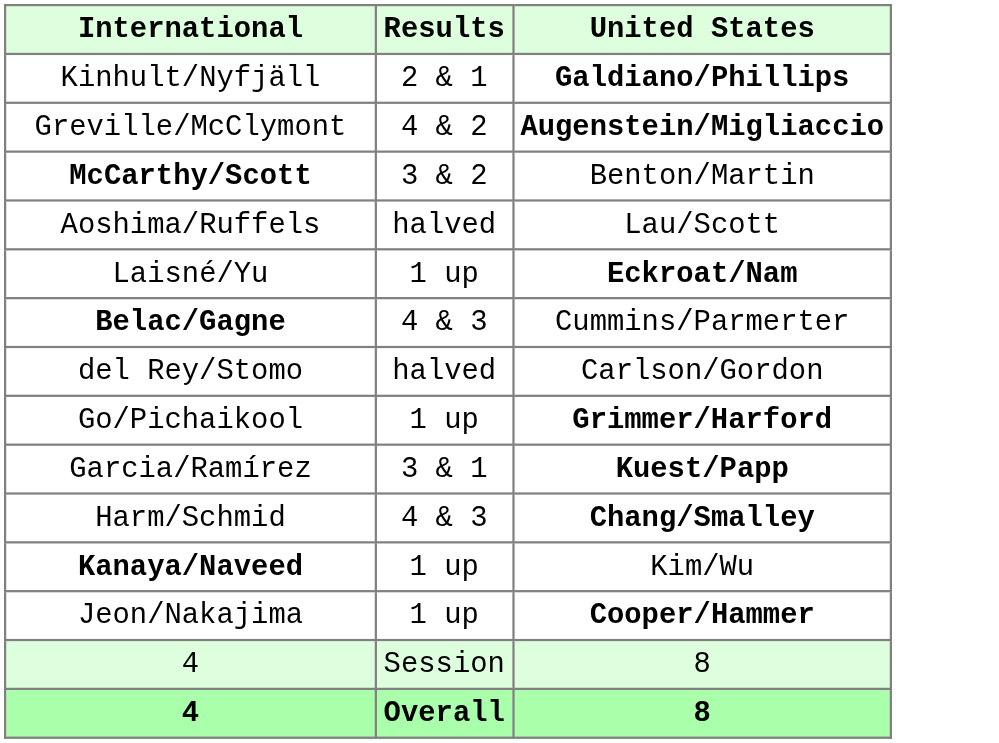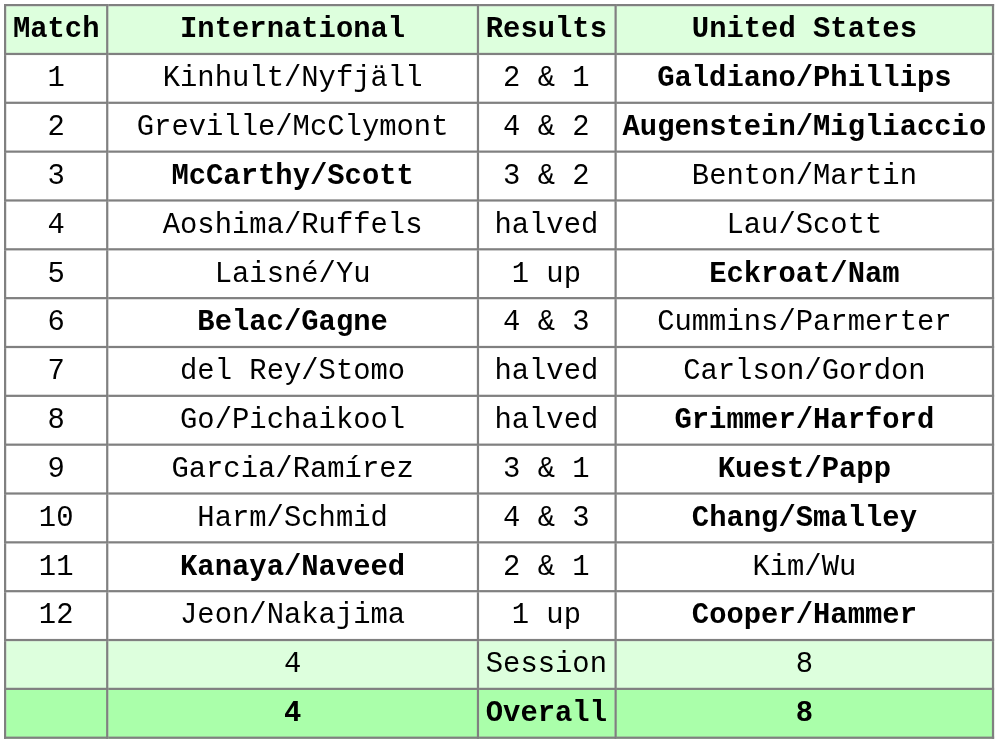+ column: (56, 30)
(444, 420) 1 up -> (546, 420) halved
(444, 567) 1 up -> (546, 567) 2 & 1
